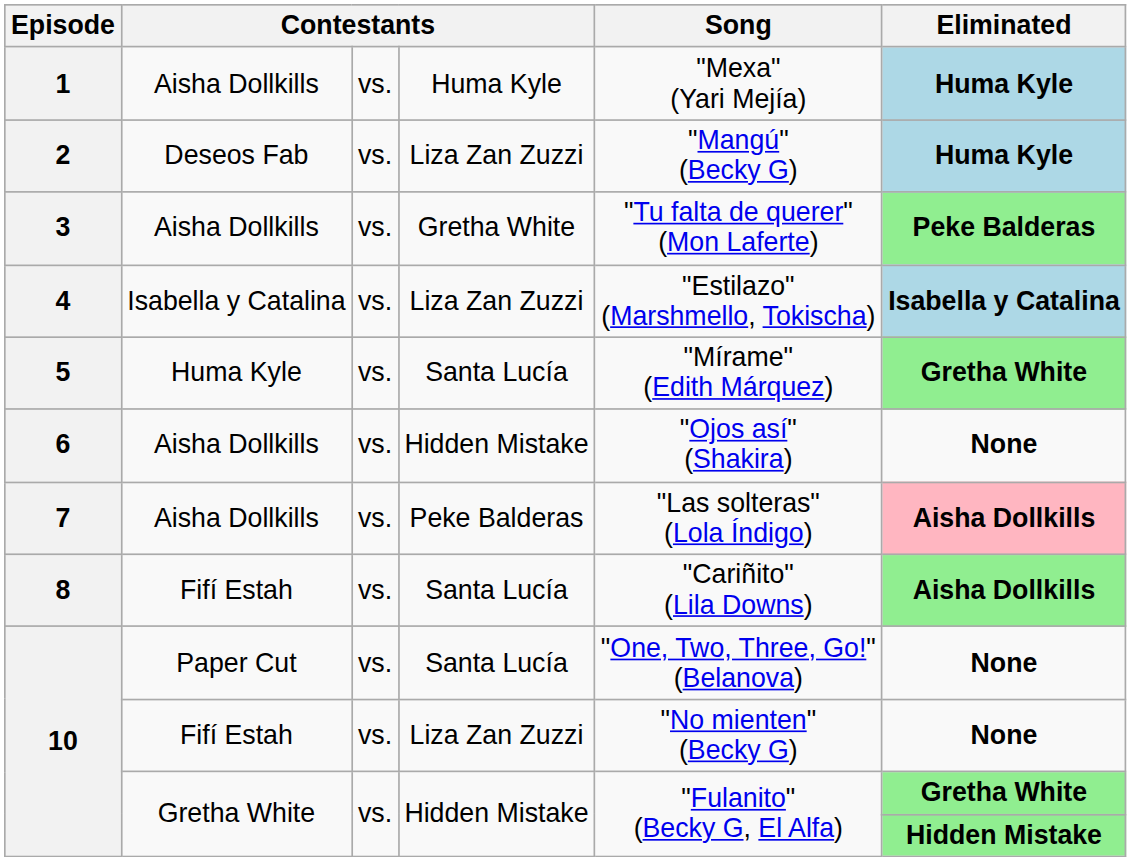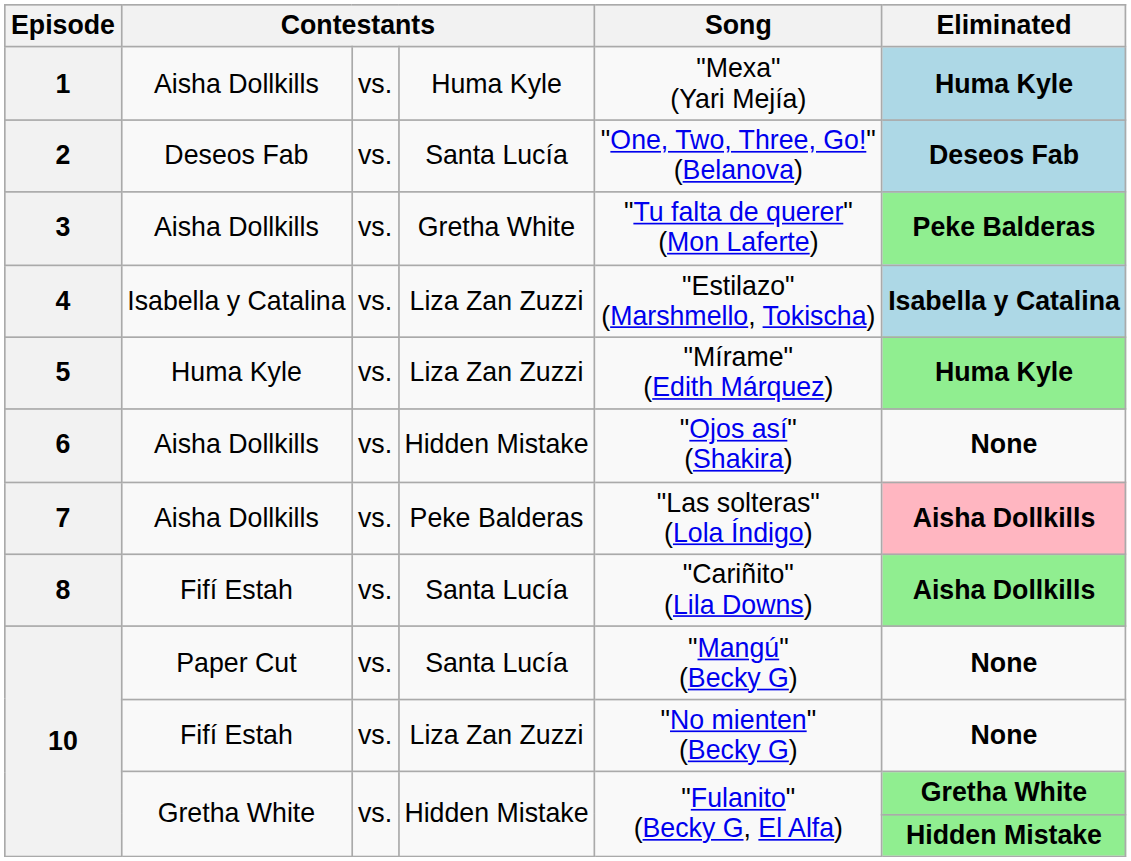(496, 155) Liza Zan Zuzzi -> (496, 155) Santa Lucía
(738, 155) "Mangú" (Becky G) -> (738, 155) "One, Two, Three, Go!" (Belanova)
(1004, 155) Huma Kyle -> (1004, 155) Deseos Fab
(496, 372) Santa Lucía -> (496, 372) Liza Zan Zuzzi
(1004, 372) Gretha White -> (1004, 372) Huma Kyle
(738, 662) "One, Two, Three, Go!" (Belanova) -> (738, 662) "Mangú" (Becky G)
